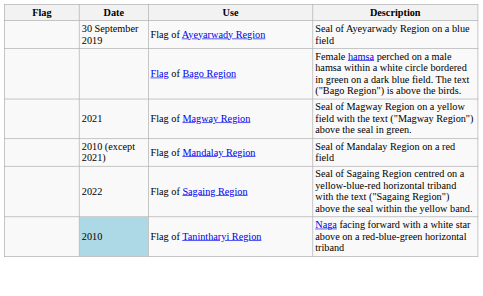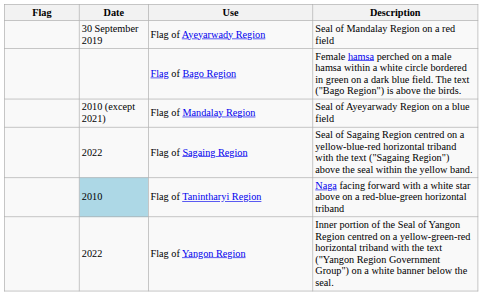(392, 34) Seal of Ayeyarwady Region on a blue field -> (385, 34) Seal of Mandalay Region on a red field
- row: (200, 118)
(385, 152) Seal of Mandalay Region on a red field -> (392, 113) Seal of Ayeyarwady Region on a blue field
+ row: (198, 254)
